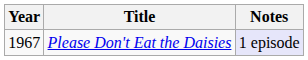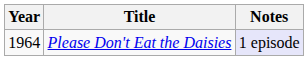(24, 42) 1967 -> (24, 42) 1964
